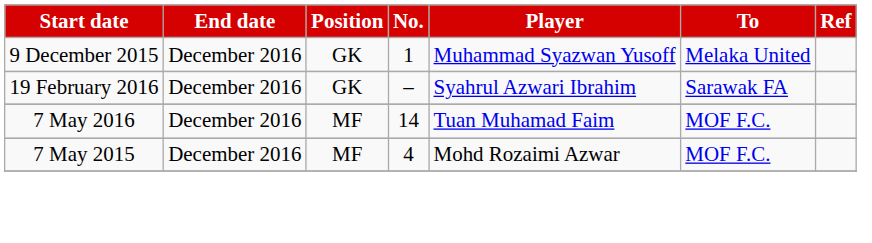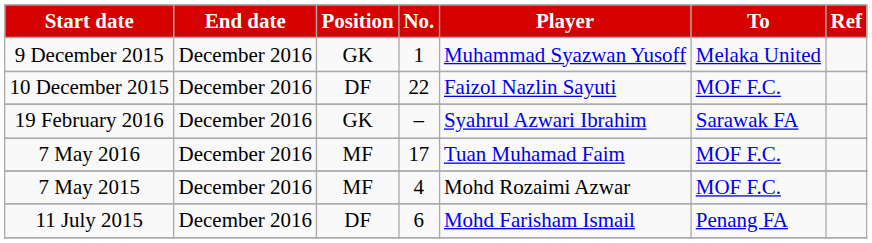+ row: (89, 87)
(408, 120) 14 -> (419, 154) 17
+ row: (89, 220)
